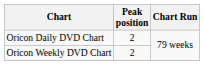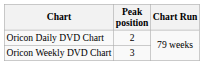(132, 53) 2 -> (132, 53) 3
